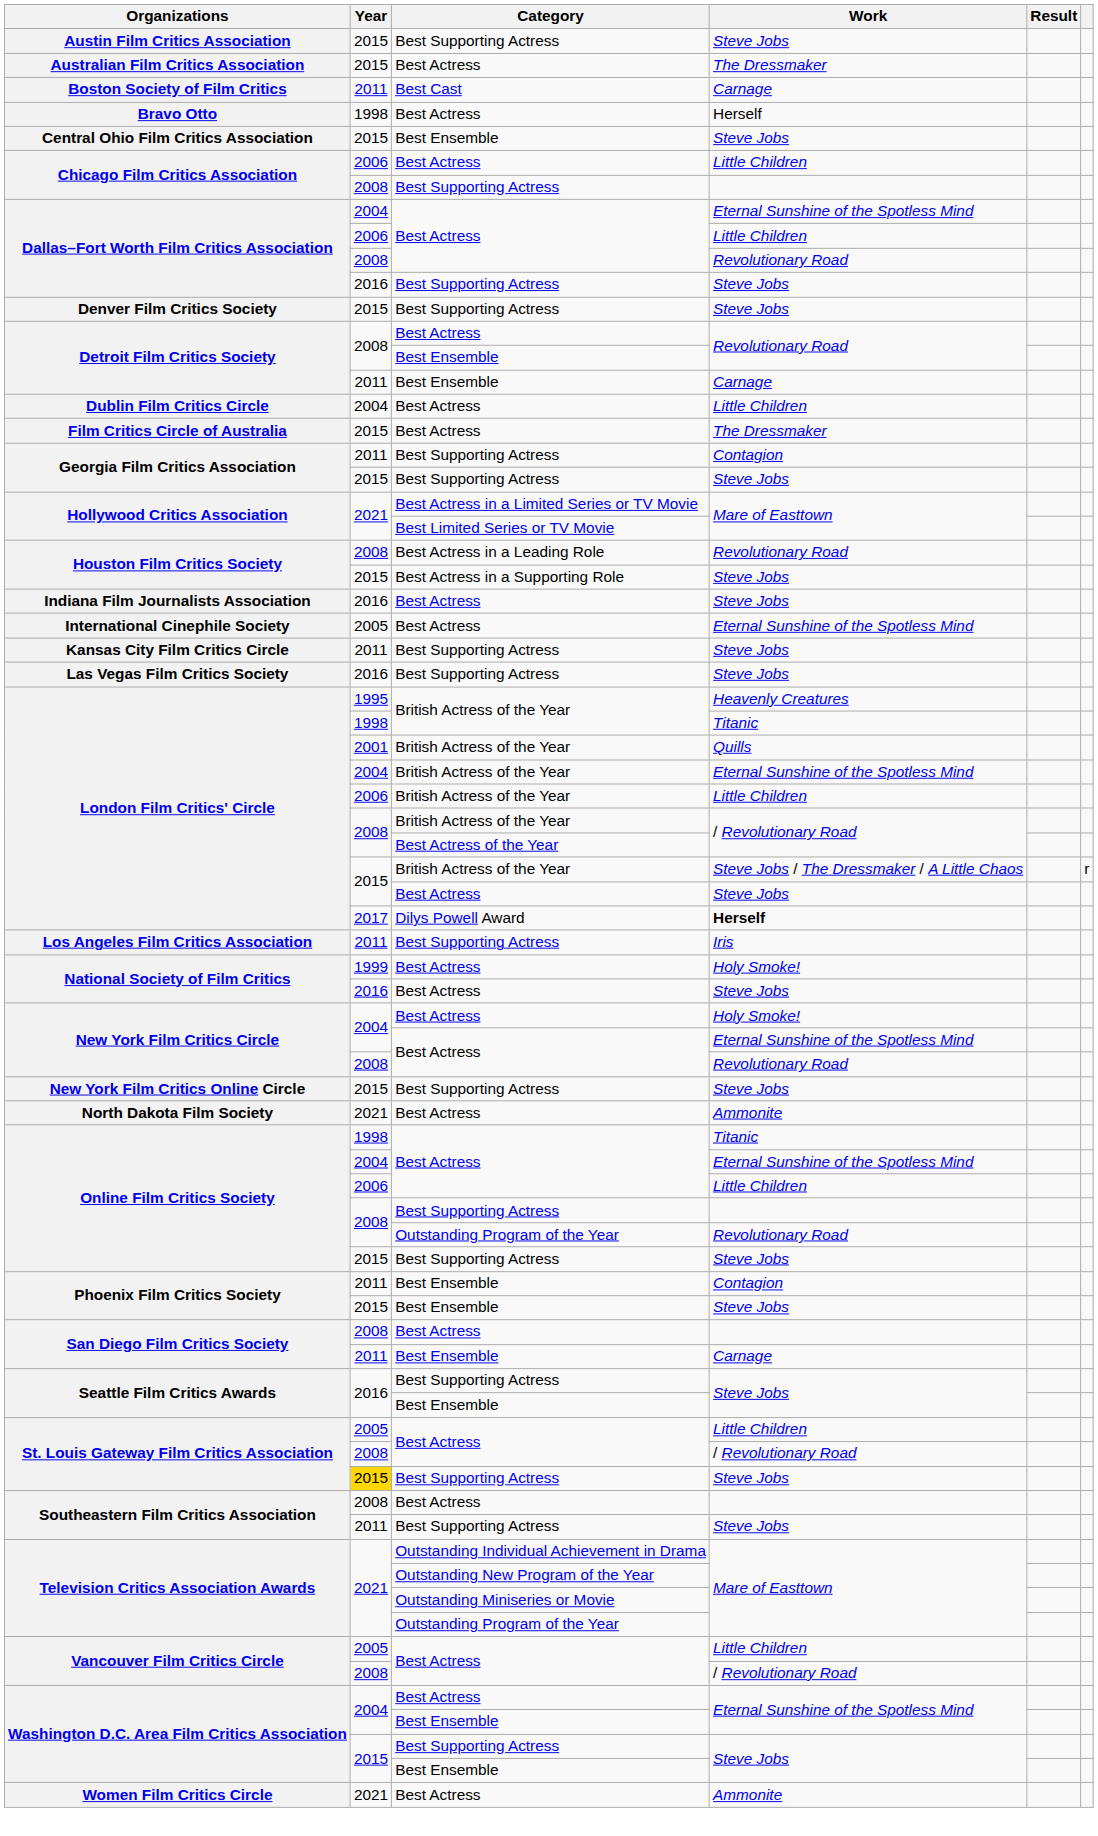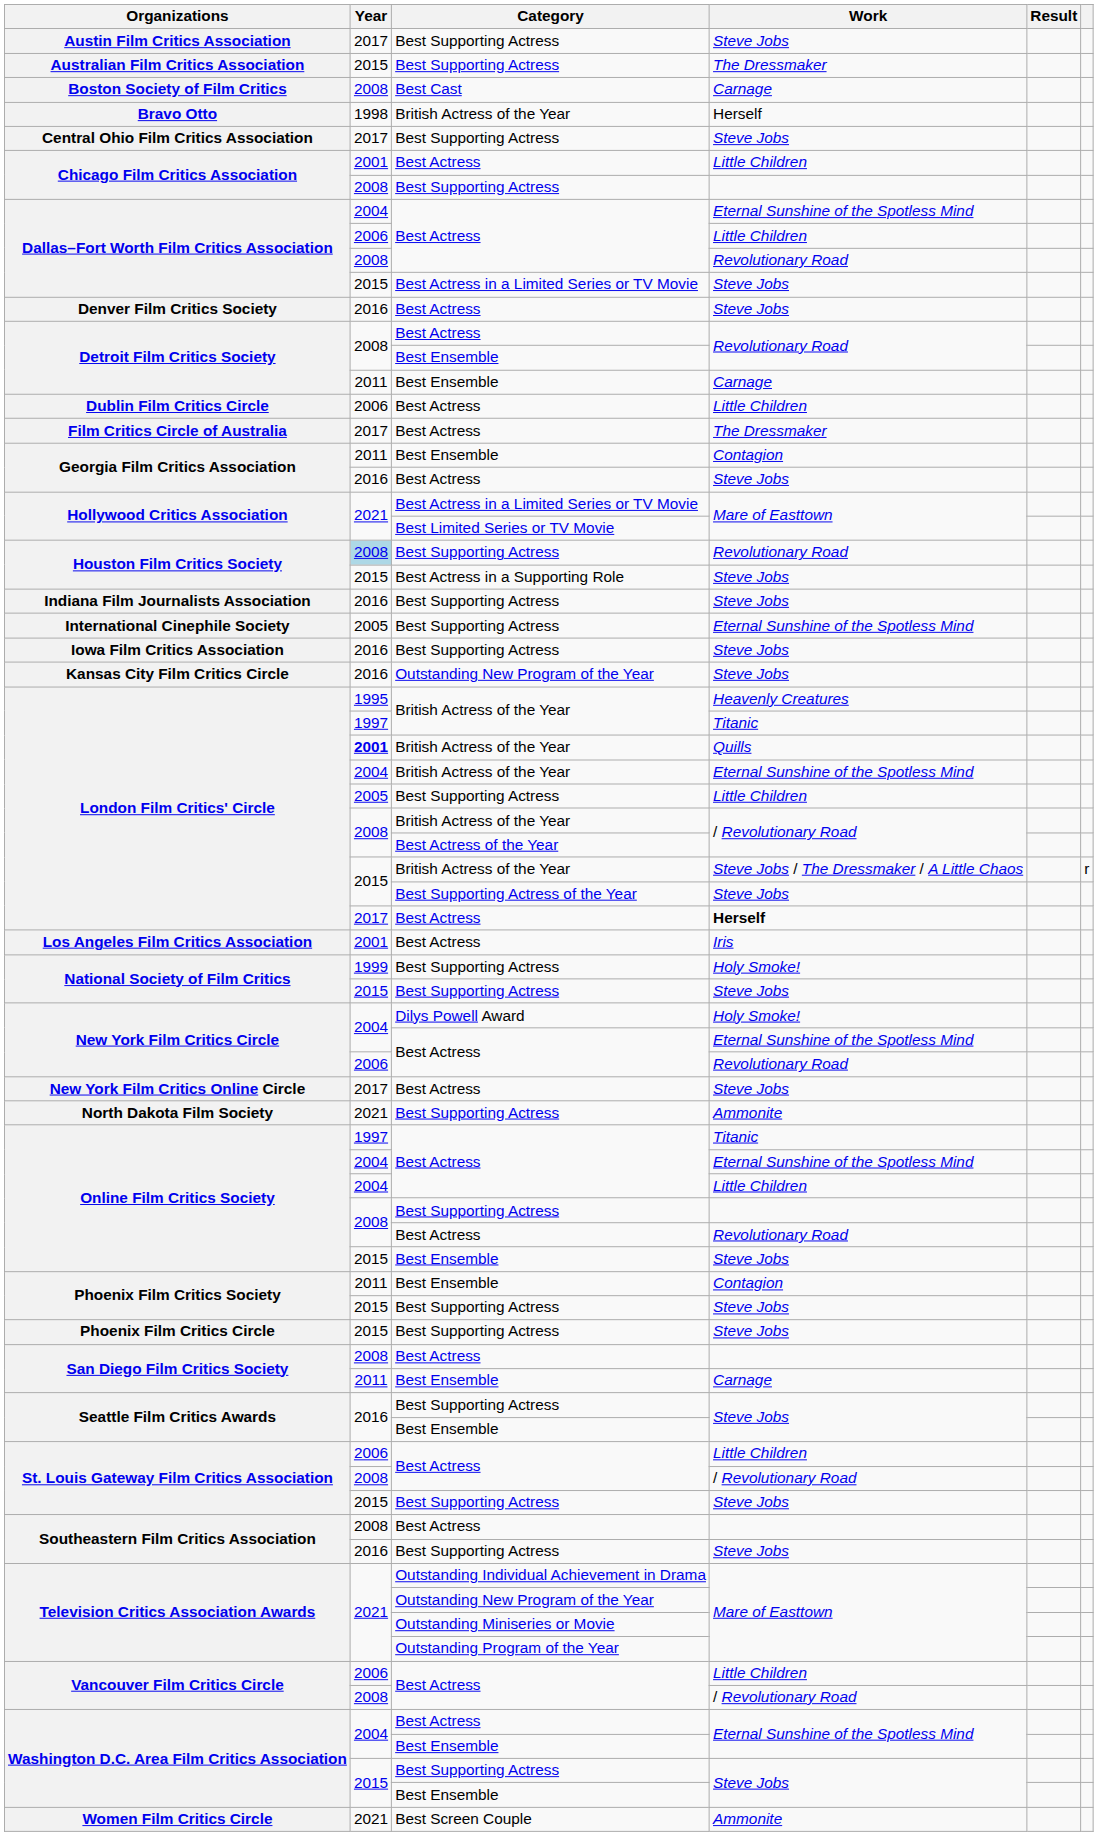(371, 41) 2015 -> (371, 41) 2017
(438, 65) Best Actress -> (477, 65) Best Supporting Actress
(371, 89) 2011 -> (371, 89) 2008
(438, 114) Best Actress -> (483, 114) British Actress of the Year
(371, 138) 2015 -> (371, 138) 2017
(447, 138) Best Ensemble -> (477, 138) Best Supporting Actress
(371, 162) 2006 -> (371, 162) 2001
(371, 284) 2016 -> (371, 284) 2015
(477, 284) Best Supporting Actress -> (547, 284) Best Actress in a Limited Series or TV Movie
(371, 308) 2015 -> (371, 308) 2016
(477, 308) Best Supporting Actress -> (438, 308) Best Actress
(371, 406) 2004 -> (371, 406) 2006
(371, 430) 2015 -> (371, 430) 2017
(477, 455) Best Supporting Actress -> (447, 455) Best Ensemble
(371, 479) 2015 -> (371, 479) 2016
(477, 479) Best Supporting Actress -> (438, 479) Best Actress
(371, 552) no background -> (371, 552) lightblue background
(500, 552) Best Actress in a Leading Role -> (477, 552) Best Supporting Actress
(438, 601) Best Actress -> (477, 601) Best Supporting Actress
(438, 625) Best Actress -> (477, 625) Best Supporting Actress
+ row: (177, 650)
(371, 650) 2011 -> (371, 674) 2016
(477, 650) Best Supporting Actress -> (525, 674) Outstanding New Program of the Year
- row: (177, 674)
(371, 723) 1998 -> (371, 723) 1997
(371, 747) normal -> (371, 747) bold
(371, 796) 2006 -> (371, 796) 2005
(483, 796) British Actress of the Year -> (477, 796) Best Supporting Actress
(438, 893) Best Actress -> (516, 893) Best Supporting Actress of the Year
(460, 917) Dilys Powell Award -> (438, 917) Best Actress
(371, 942) 2011 -> (371, 942) 2001
(477, 942) Best Supporting Actress -> (438, 942) Best Actress
(438, 966) Best Actress -> (477, 966) Best Supporting Actress
(371, 991) 2016 -> (371, 991) 2015
(438, 991) Best Actress -> (477, 991) Best Supporting Actress
(438, 1015) Best Actress -> (460, 1015) Dilys Powell Award
(371, 1064) 2008 -> (371, 1064) 2006
(371, 1088) 2015 -> (371, 1088) 2017
(477, 1088) Best Supporting Actress -> (438, 1088) Best Actress
(438, 1112) Best Actress -> (477, 1112) Best Supporting Actress
(371, 1137) 1998 -> (371, 1137) 1997
(371, 1185) 2006 -> (371, 1185) 2004
(507, 1234) Outstanding Program of the Year -> (438, 1234) Best Actress
(477, 1259) Best Supporting Actress -> (447, 1259) Best Ensemble
(447, 1307) Best Ensemble -> (477, 1307) Best Supporting Actress
+ row: (177, 1332)
(371, 1429) 2005 -> (371, 1453) 2006
(371, 1478) gold background -> (371, 1502) no background
(371, 1526) 2011 -> (371, 1551) 2016
(371, 1648) 2005 -> (371, 1673) 2006
(438, 1794) Best Actress -> (463, 1819) Best Screen Couple
